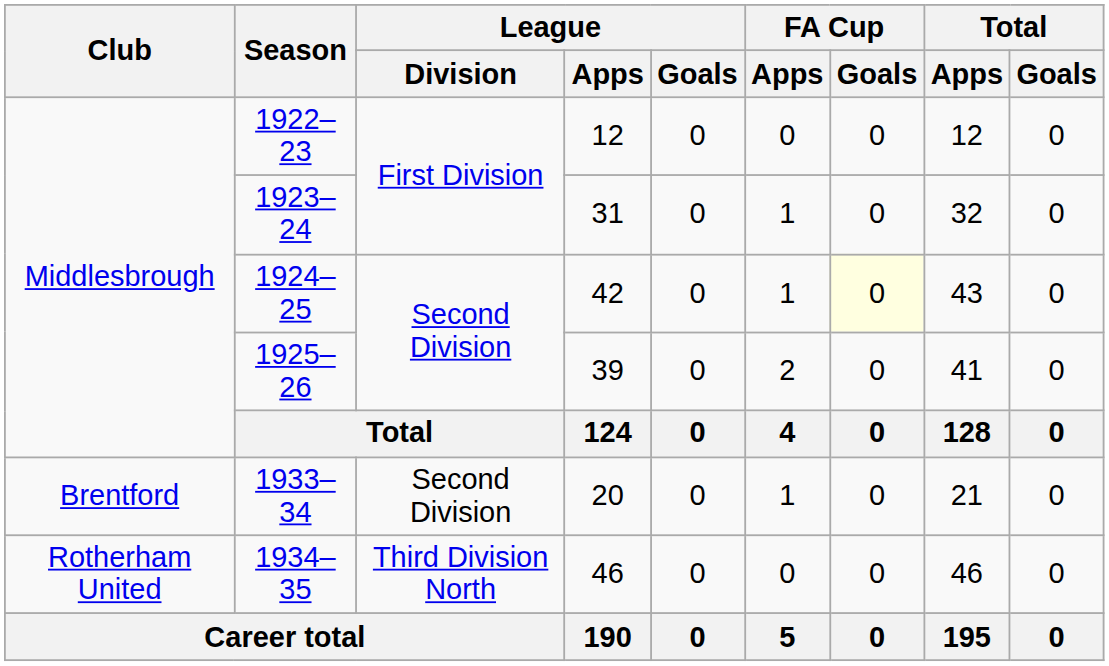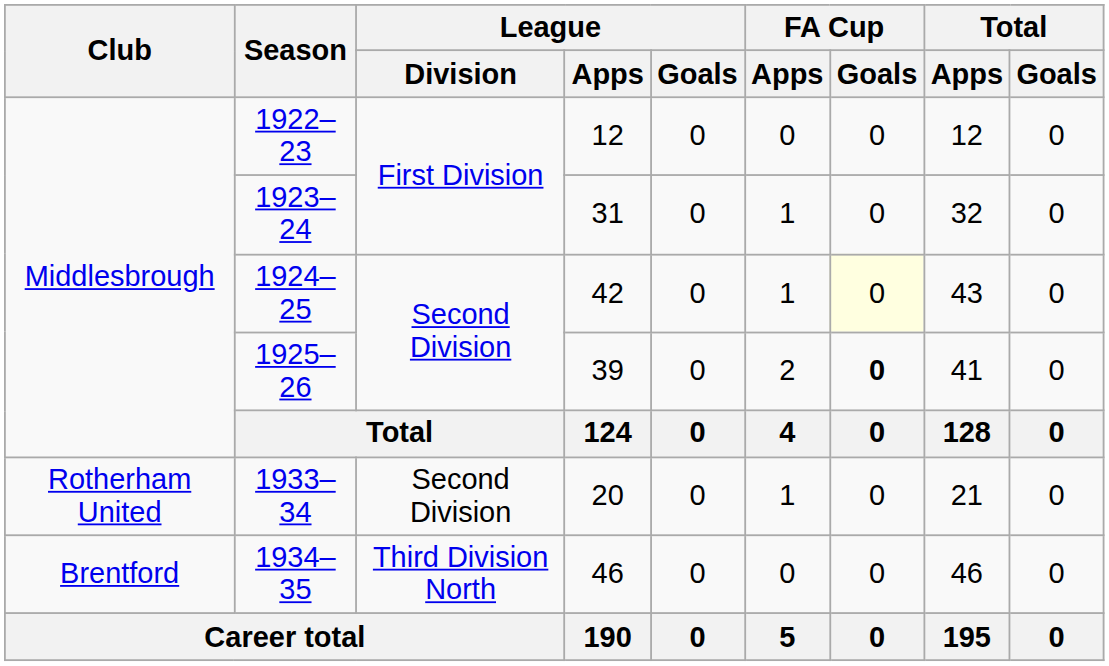(877, 371) normal -> (877, 371) bold
(120, 495) Brentford -> (120, 495) Rotherham United
(120, 574) Rotherham United -> (120, 574) Brentford
